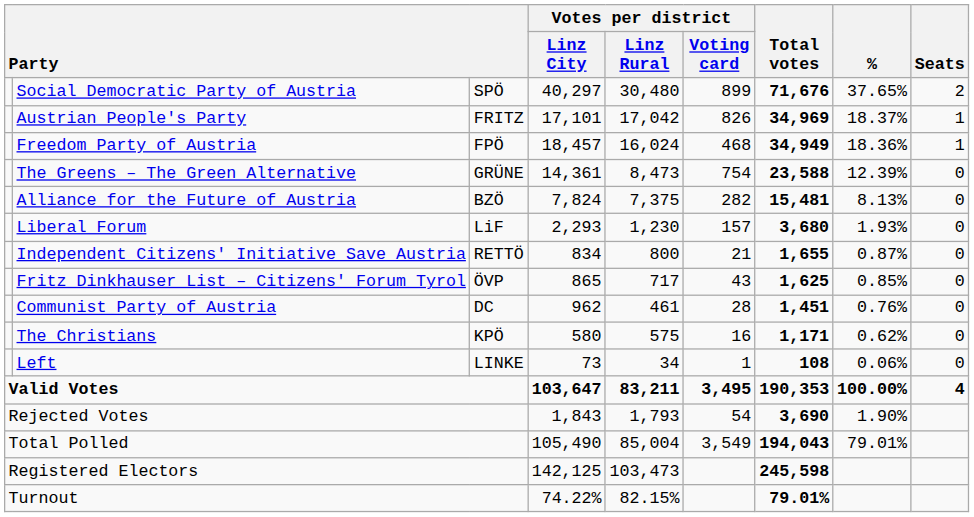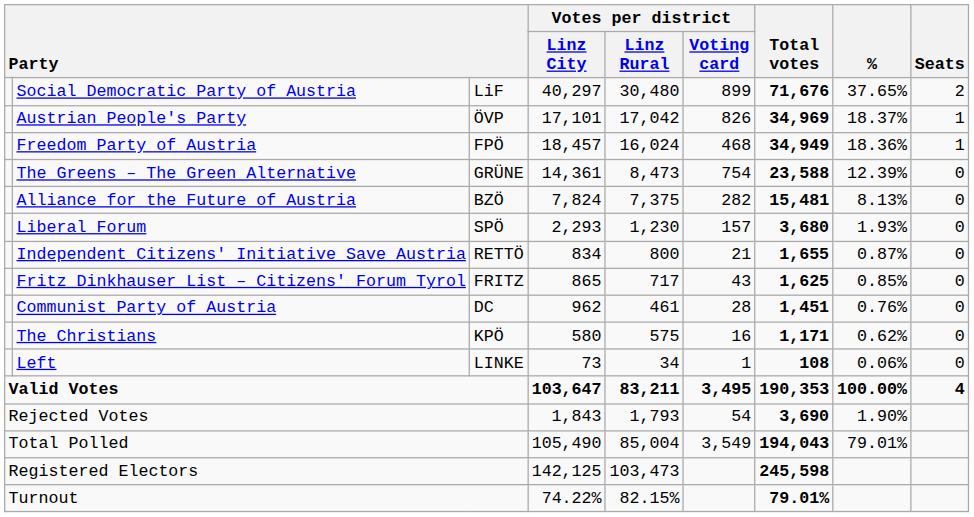(489, 92) SPÖ -> (489, 92) LiF
(499, 119) FRITZ -> (489, 119) ÖVP
(489, 227) LiF -> (489, 227) SPÖ
(489, 281) ÖVP -> (499, 281) FRITZ
